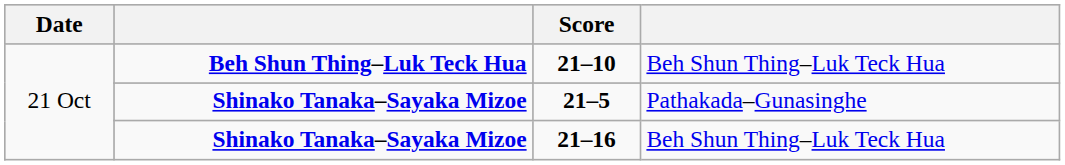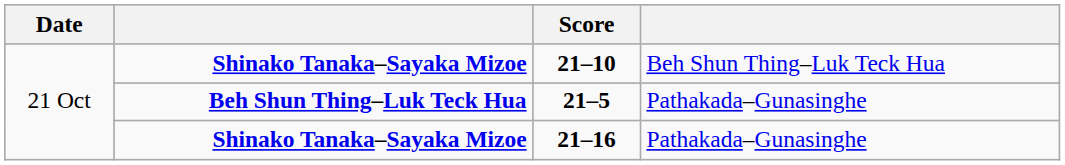(368, 62) Beh Shun Thing–Luk Teck Hua -> (370, 62) Shinako Tanaka–Sayaka Mizoe
(370, 101) Shinako Tanaka–Sayaka Mizoe -> (368, 101) Beh Shun Thing–Luk Teck Hua
(796, 140) Beh Shun Thing–Luk Teck Hua -> (757, 140) Pathakada–Gunasinghe
